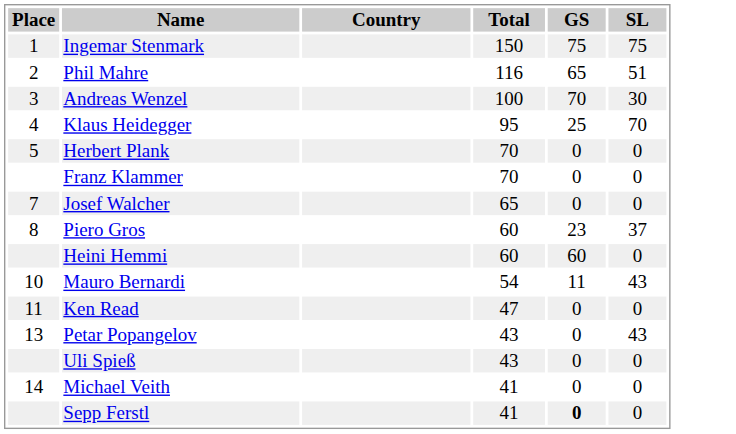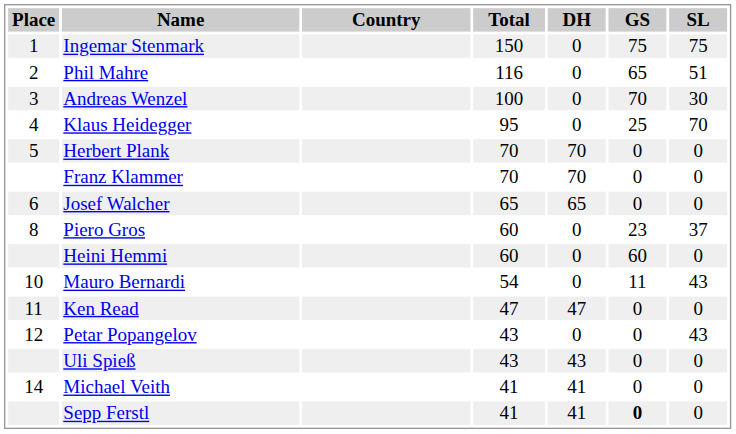+ column: (577, 20)
(34, 203) 7 -> (34, 203) 6
(34, 335) 13 -> (34, 335) 12
